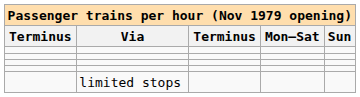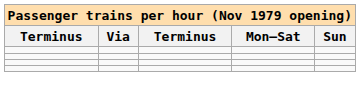- row: (40, 82)
